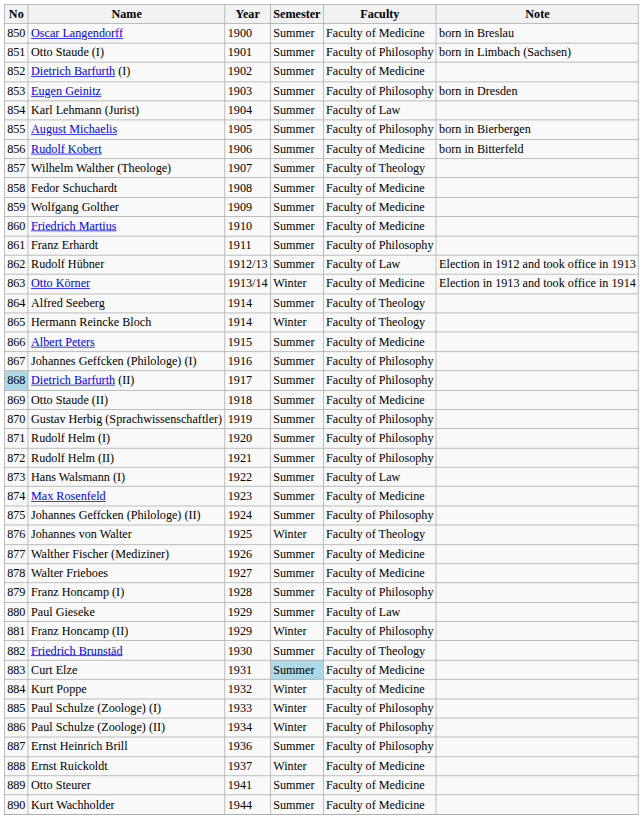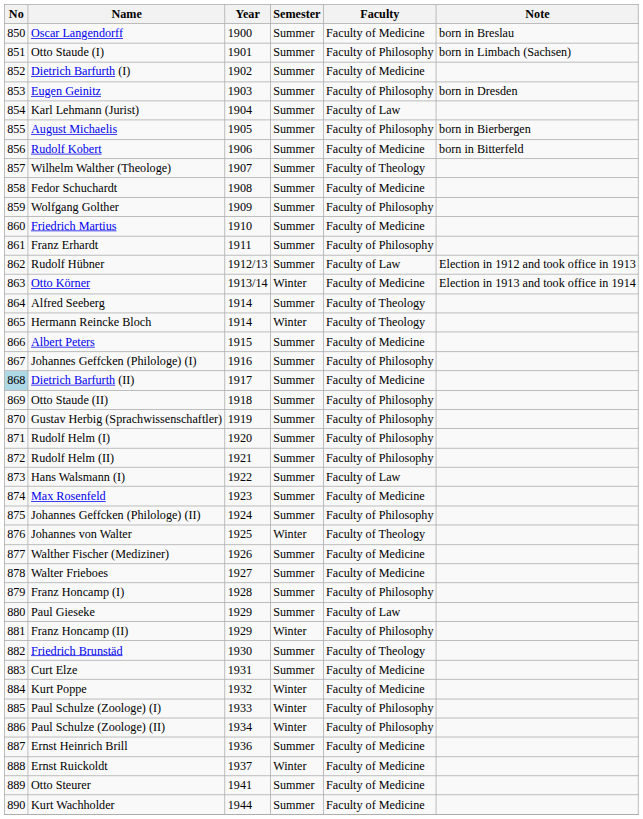(375, 206) Faculty of Medicine -> (380, 206) Faculty of Philosophy
(380, 380) Faculty of Philosophy -> (375, 380) Faculty of Medicine
(375, 399) Faculty of Medicine -> (380, 399) Faculty of Philosophy
(294, 669) lightblue background -> (294, 669) no background
(380, 746) Faculty of Philosophy -> (375, 746) Faculty of Medicine
